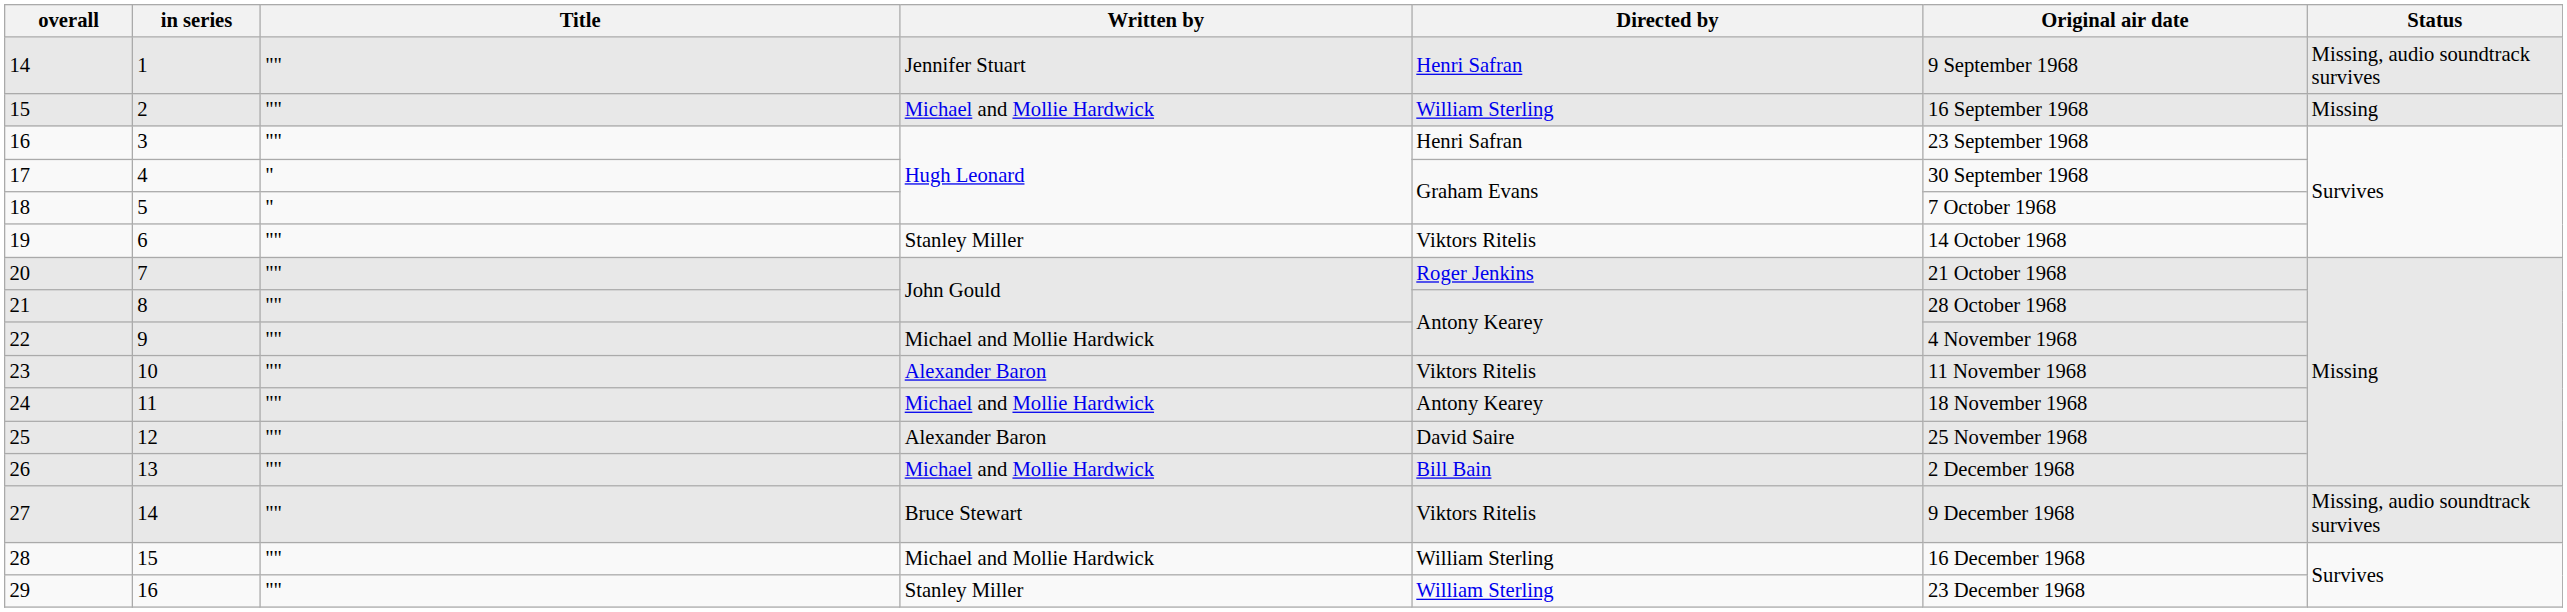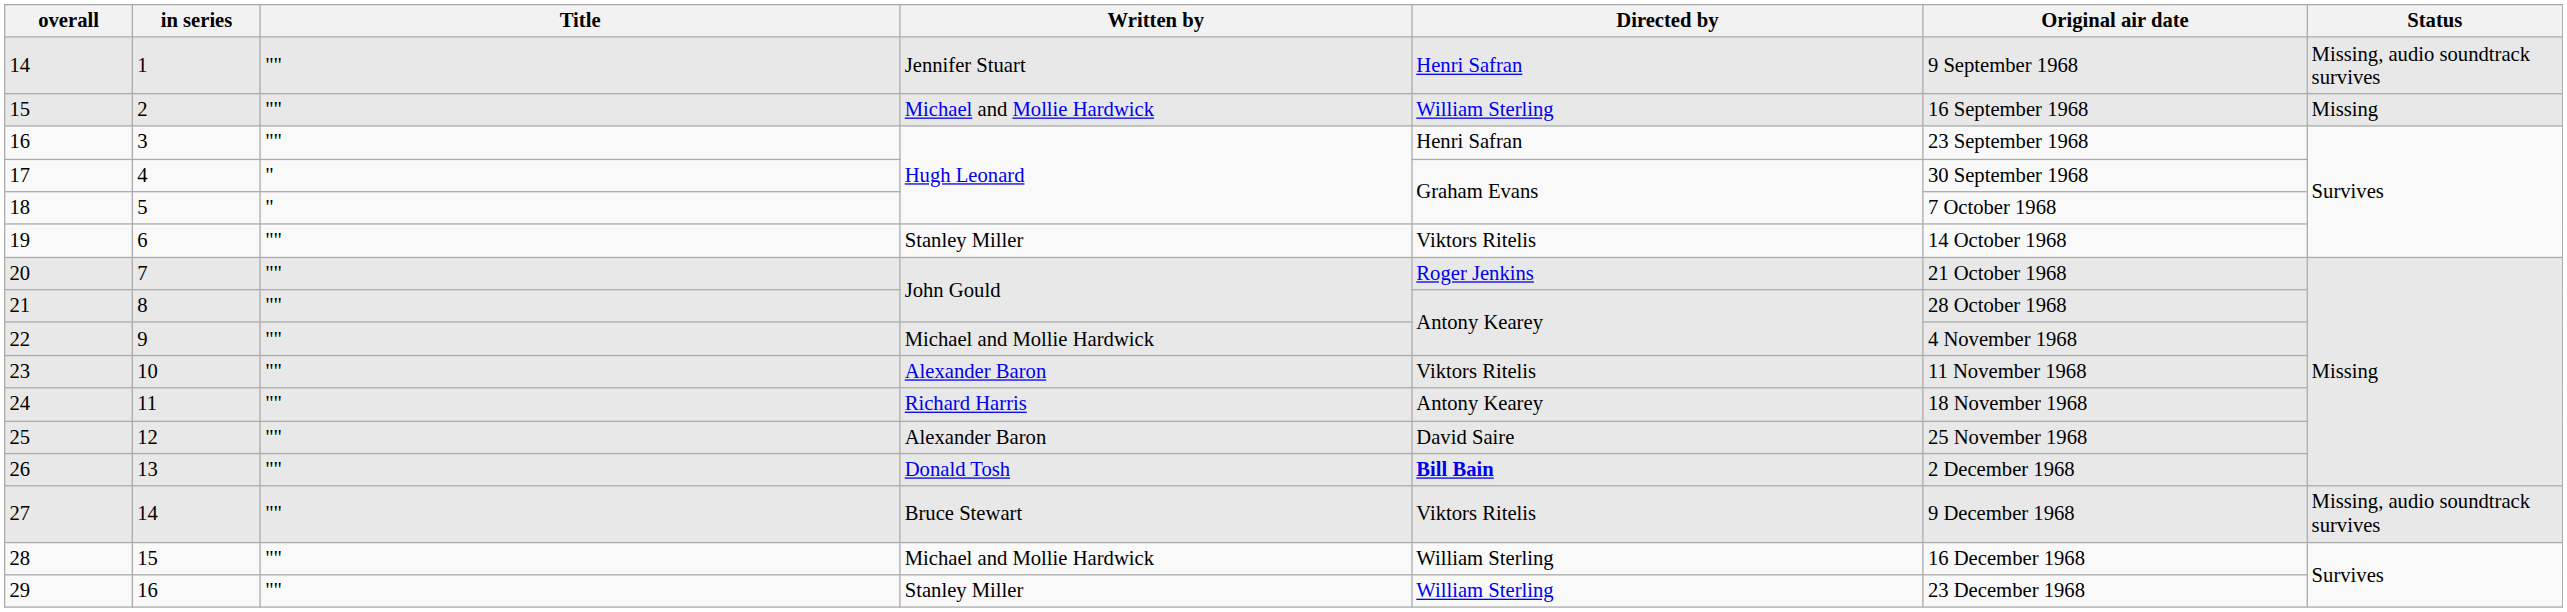(1029, 404) Michael and Mollie Hardwick -> (966, 404) Richard Harris
(1029, 469) Michael and Mollie Hardwick -> (957, 469) Donald Tosh
(1454, 469) normal -> (1455, 469) bold
